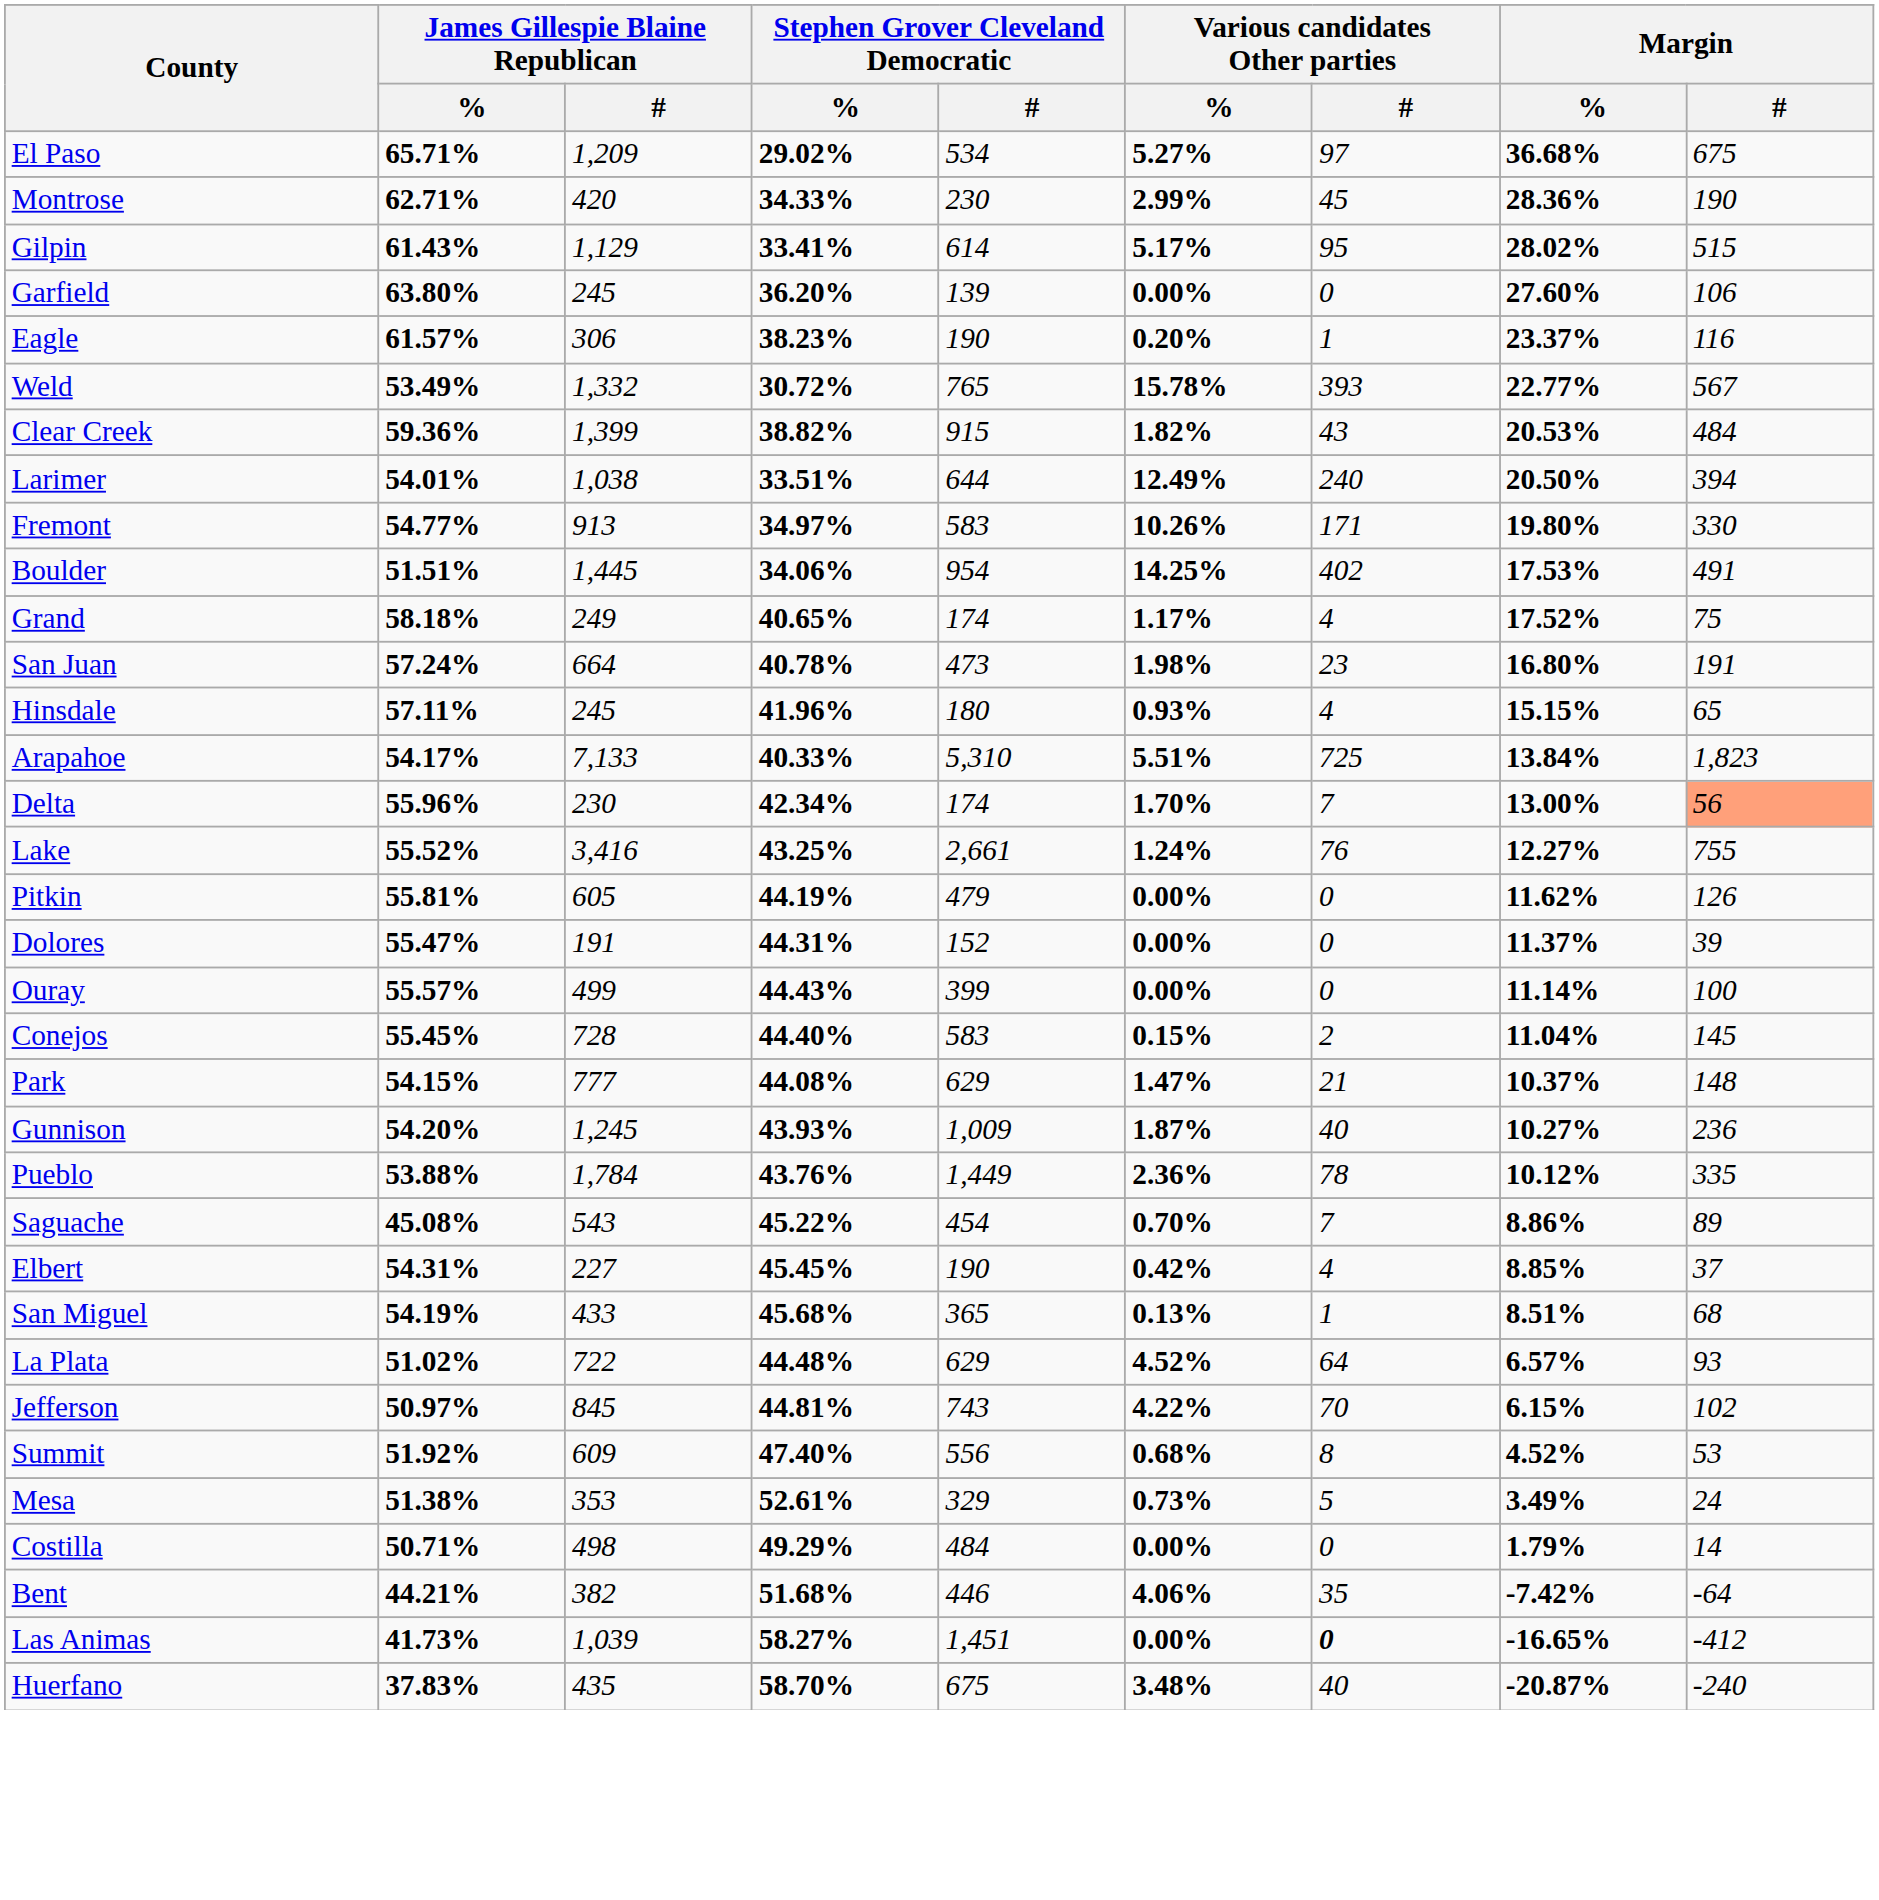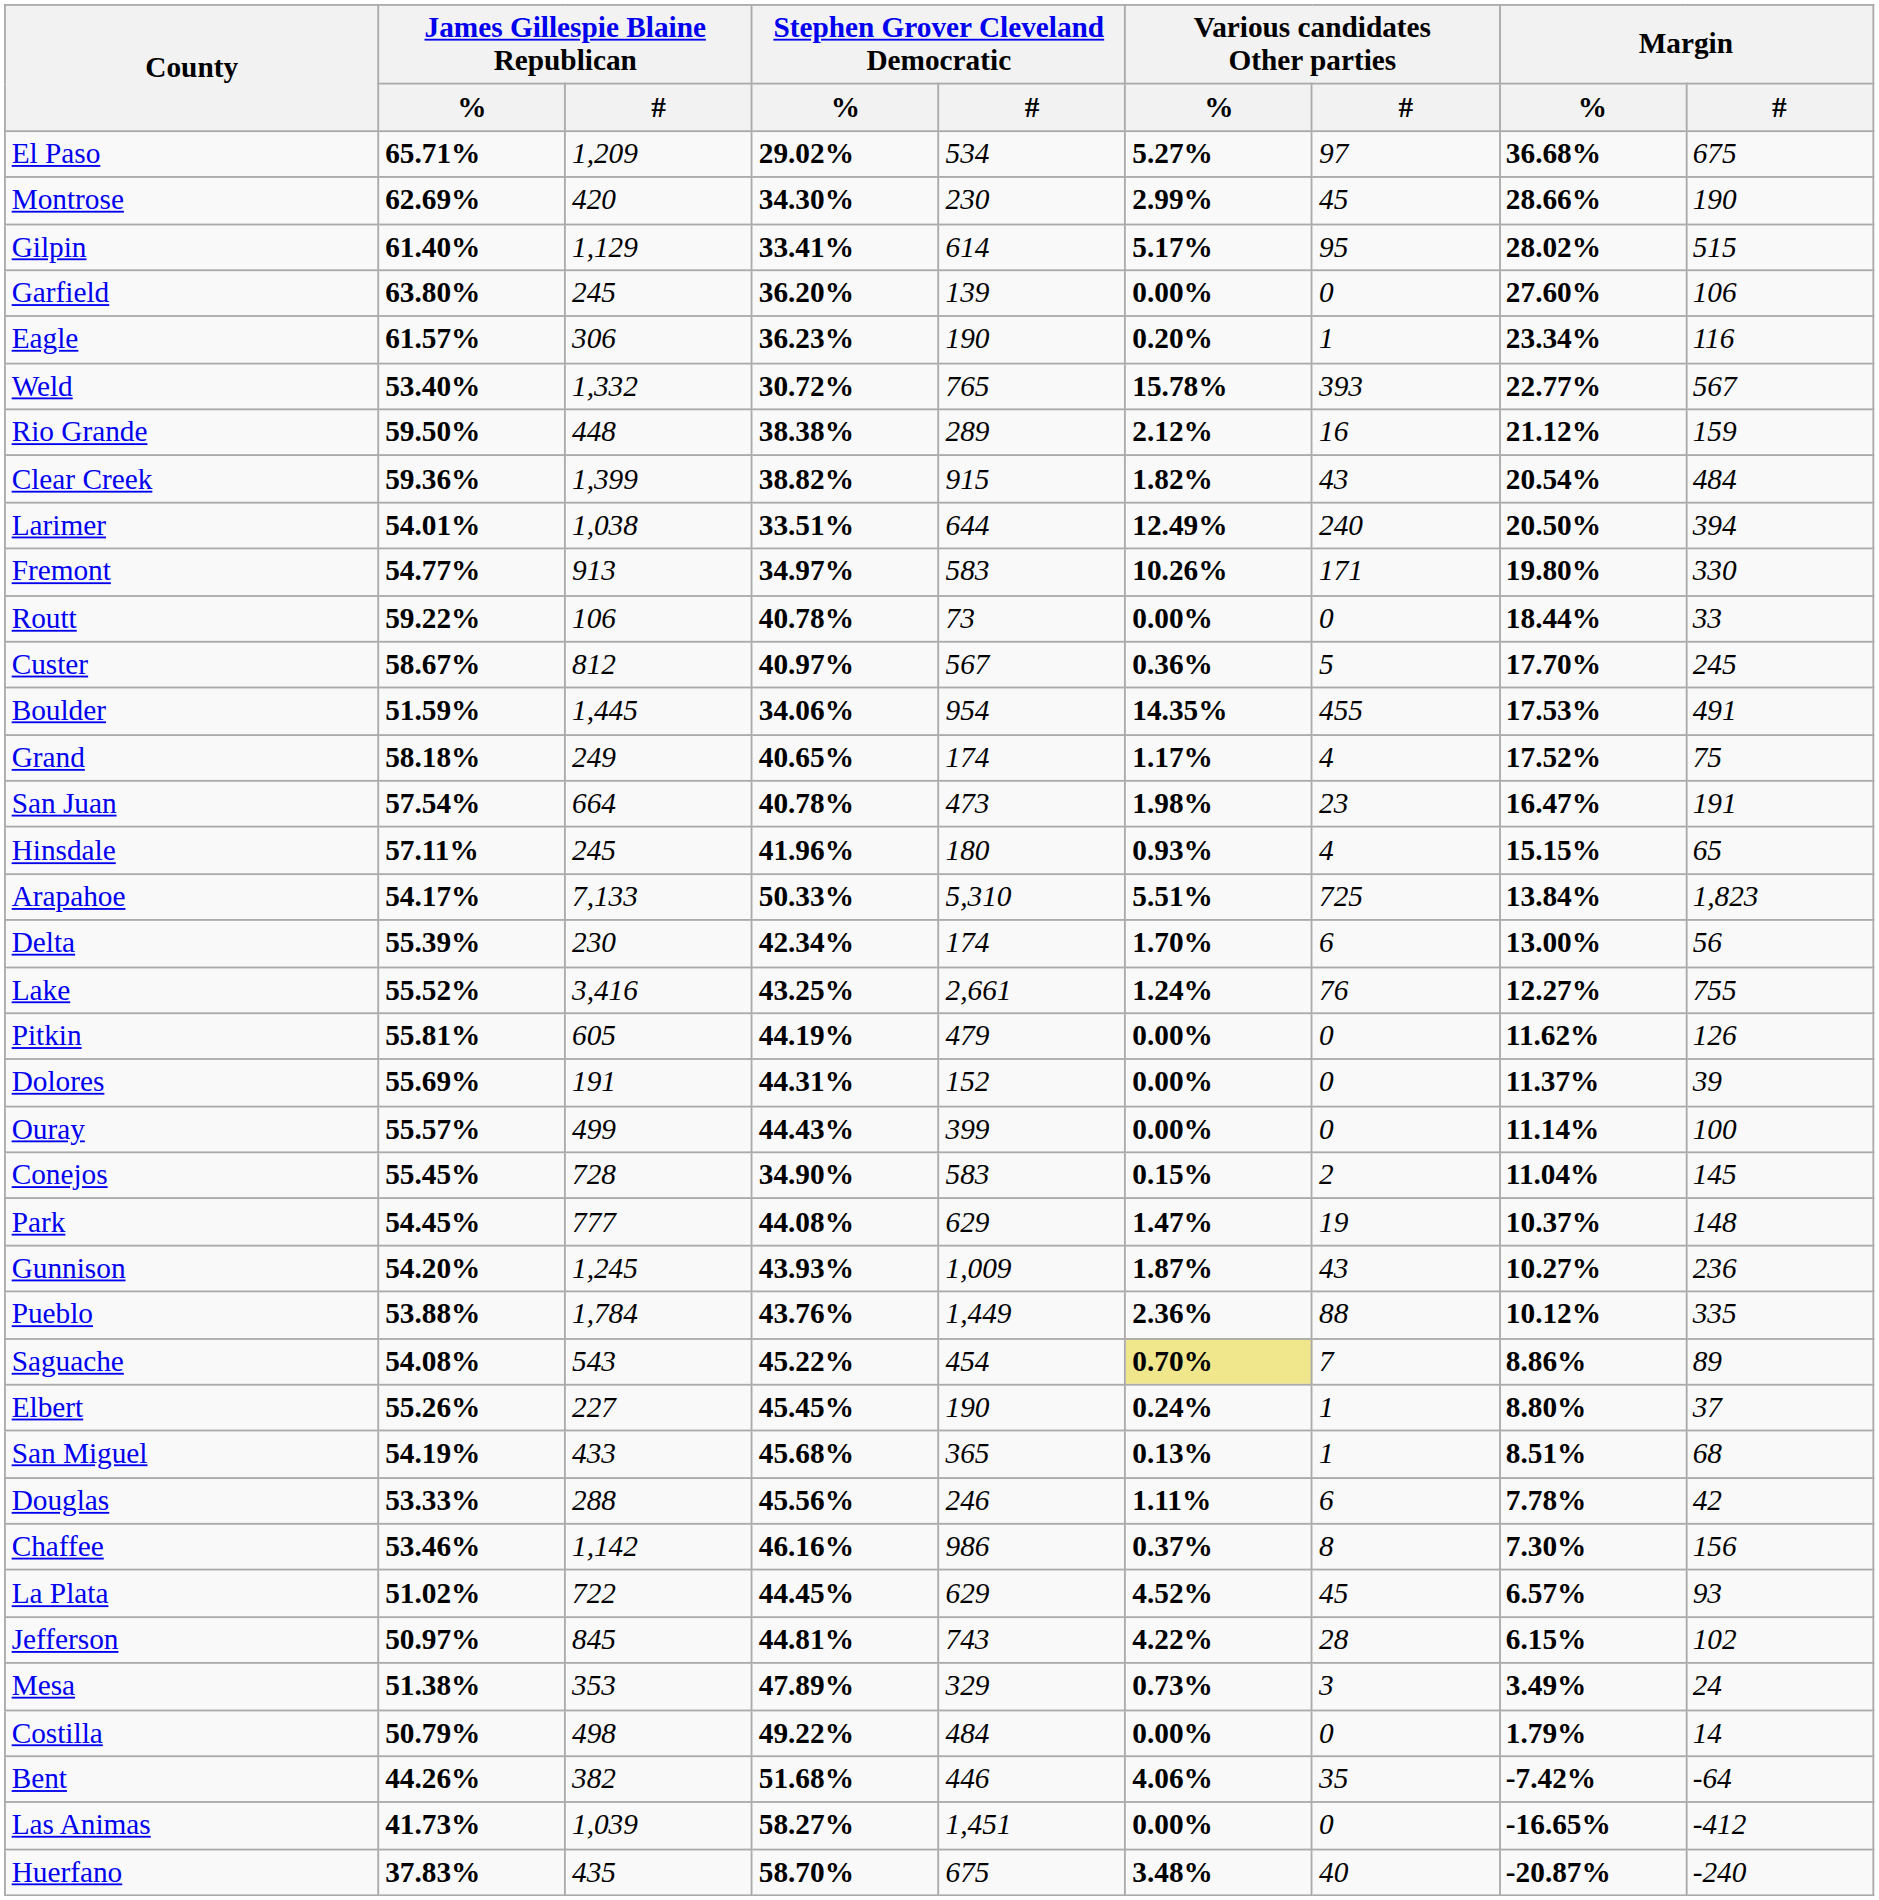(433, 199) 62.71% -> (433, 199) 62.69%
(806, 199) 34.33% -> (806, 199) 34.30%
(1553, 199) 28.36% -> (1553, 199) 28.66%
(433, 246) 61.43% -> (433, 246) 61.40%
(806, 339) 38.23% -> (806, 339) 36.23%
(1553, 339) 23.37% -> (1553, 339) 23.34%
(433, 385) 53.49% -> (433, 385) 53.40%
+ row: (80, 432)
(1553, 432) 20.53% -> (1553, 478) 20.54%
+ row: (44, 617)
+ row: (50, 664)
(433, 571) 51.51% -> (433, 710) 51.59%
(1180, 571) 14.25% -> (1180, 710) 14.35%
(1341, 571) 402 -> (1341, 710) 455
(433, 664) 57.24% -> (433, 803) 57.54%
(1553, 664) 16.80% -> (1553, 803) 16.47%
(806, 757) 40.33% -> (806, 896) 50.33%
(433, 803) 55.96% -> (433, 942) 55.39%
(1326, 803) 7 -> (1326, 942) 6
(1707, 803) lightsalmon background -> (1707, 942) no background
(433, 942) 55.47% -> (433, 1082) 55.69%
(806, 1035) 44.40% -> (806, 1175) 34.90%
(433, 1082) 54.15% -> (433, 1221) 54.45%
(1334, 1082) 21 -> (1334, 1221) 19
(1334, 1128) 40 -> (1334, 1268) 43
(1334, 1175) 78 -> (1334, 1314) 88
(433, 1221) 45.08% -> (433, 1360) 54.08%
(1173, 1221) no background -> (1173, 1360) khaki background
(433, 1268) 54.31% -> (433, 1407) 55.26%
(1173, 1268) 0.42% -> (1173, 1407) 0.24%
(1326, 1268) 4 -> (1326, 1407) 1
(1546, 1268) 8.85% -> (1546, 1407) 8.80%
+ row: (60, 1500)
+ row: (58, 1546)
(806, 1360) 44.48% -> (806, 1593) 44.45%
(1334, 1360) 64 -> (1334, 1593) 45
(1334, 1407) 70 -> (1334, 1639) 28
- row: (58, 1453)
(806, 1500) 52.61% -> (806, 1685) 47.89%
(1326, 1500) 5 -> (1326, 1685) 3
(433, 1546) 50.71% -> (433, 1732) 50.79%
(806, 1546) 49.29% -> (806, 1732) 49.22%
(433, 1593) 44.21% -> (433, 1778) 44.26%
(1326, 1639) bold -> (1326, 1825) normal
